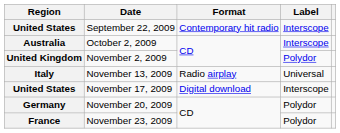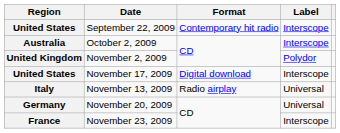rows swapped: (129, 74) <-> (129, 89)
(300, 105) Polydor -> (303, 105) Universal
(300, 120) Polydor -> (306, 120) Interscope
